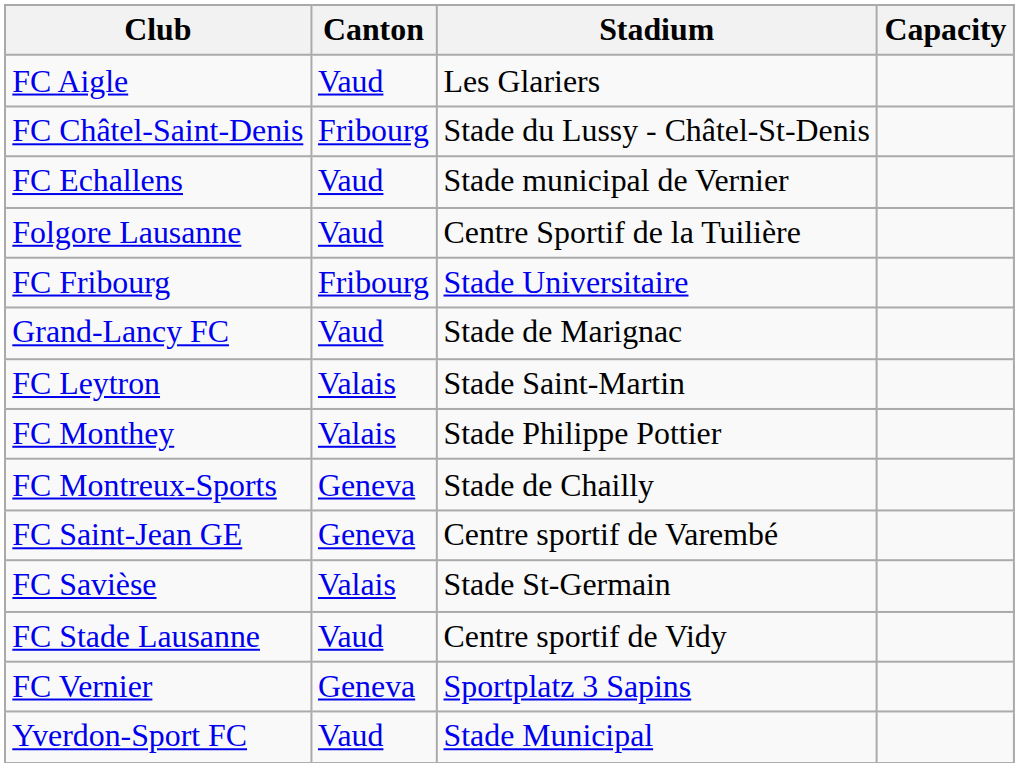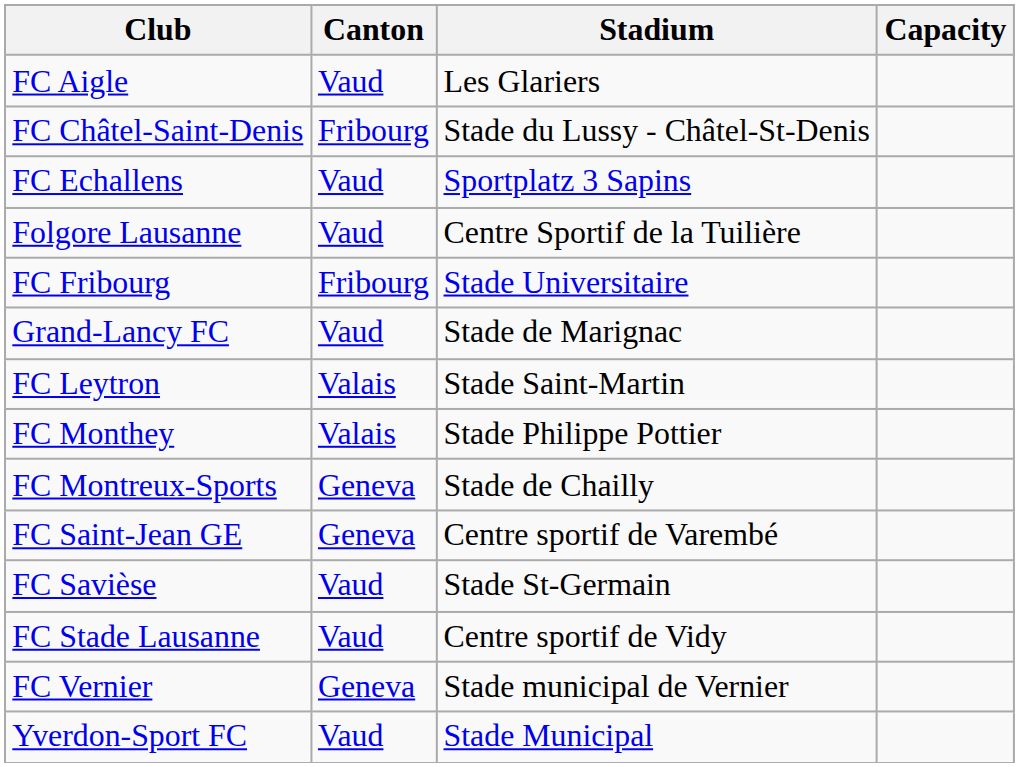(616, 181) Stade municipal de Vernier -> (567, 181) Sportplatz 3 Sapins
(357, 585) Valais -> (351, 585) Vaud
(567, 686) Sportplatz 3 Sapins -> (616, 686) Stade municipal de Vernier
